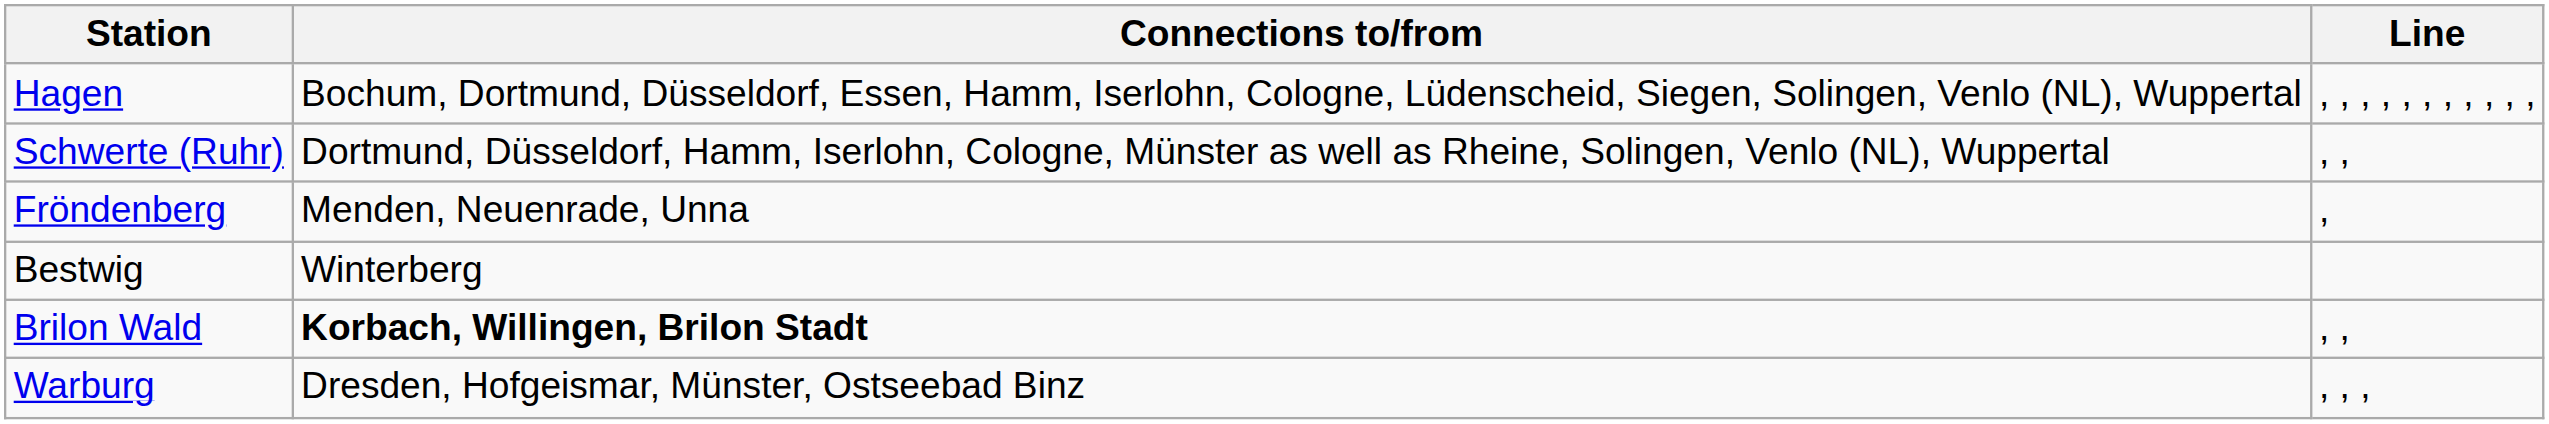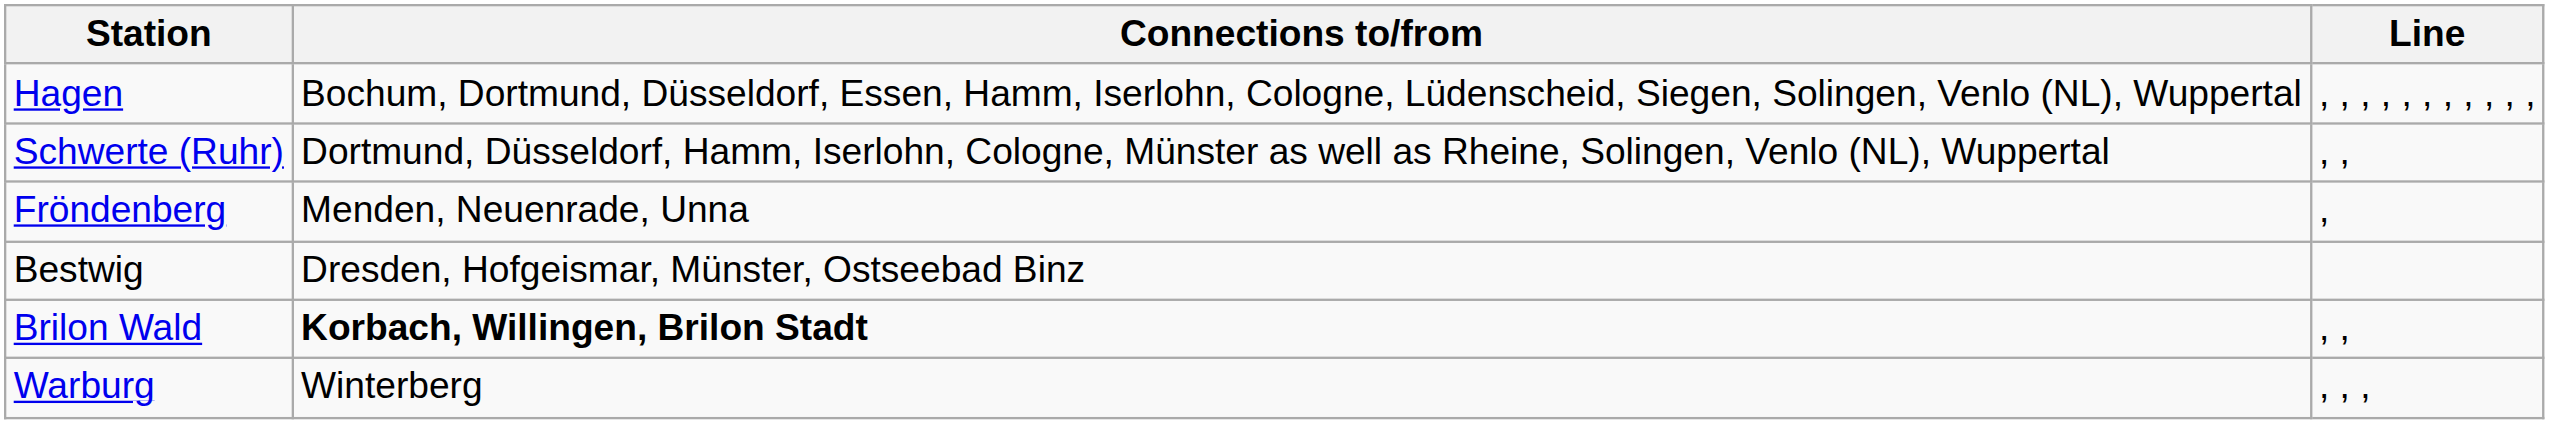(392, 269) Winterberg -> (693, 269) Dresden, Hofgeismar, Münster, Ostseebad Binz
(693, 387) Dresden, Hofgeismar, Münster, Ostseebad Binz -> (392, 387) Winterberg
